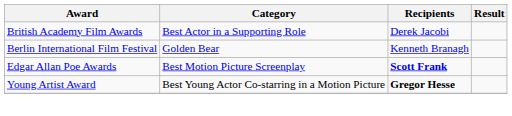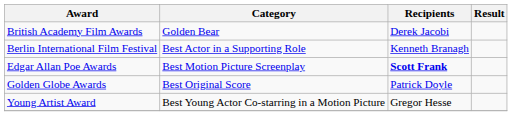(234, 31) Best Actor in a Supporting Role -> (191, 31) Golden Bear
(191, 48) Golden Bear -> (234, 48) Best Actor in a Supporting Role
+ row: (56, 84)
(423, 84) bold -> (421, 102) normal
